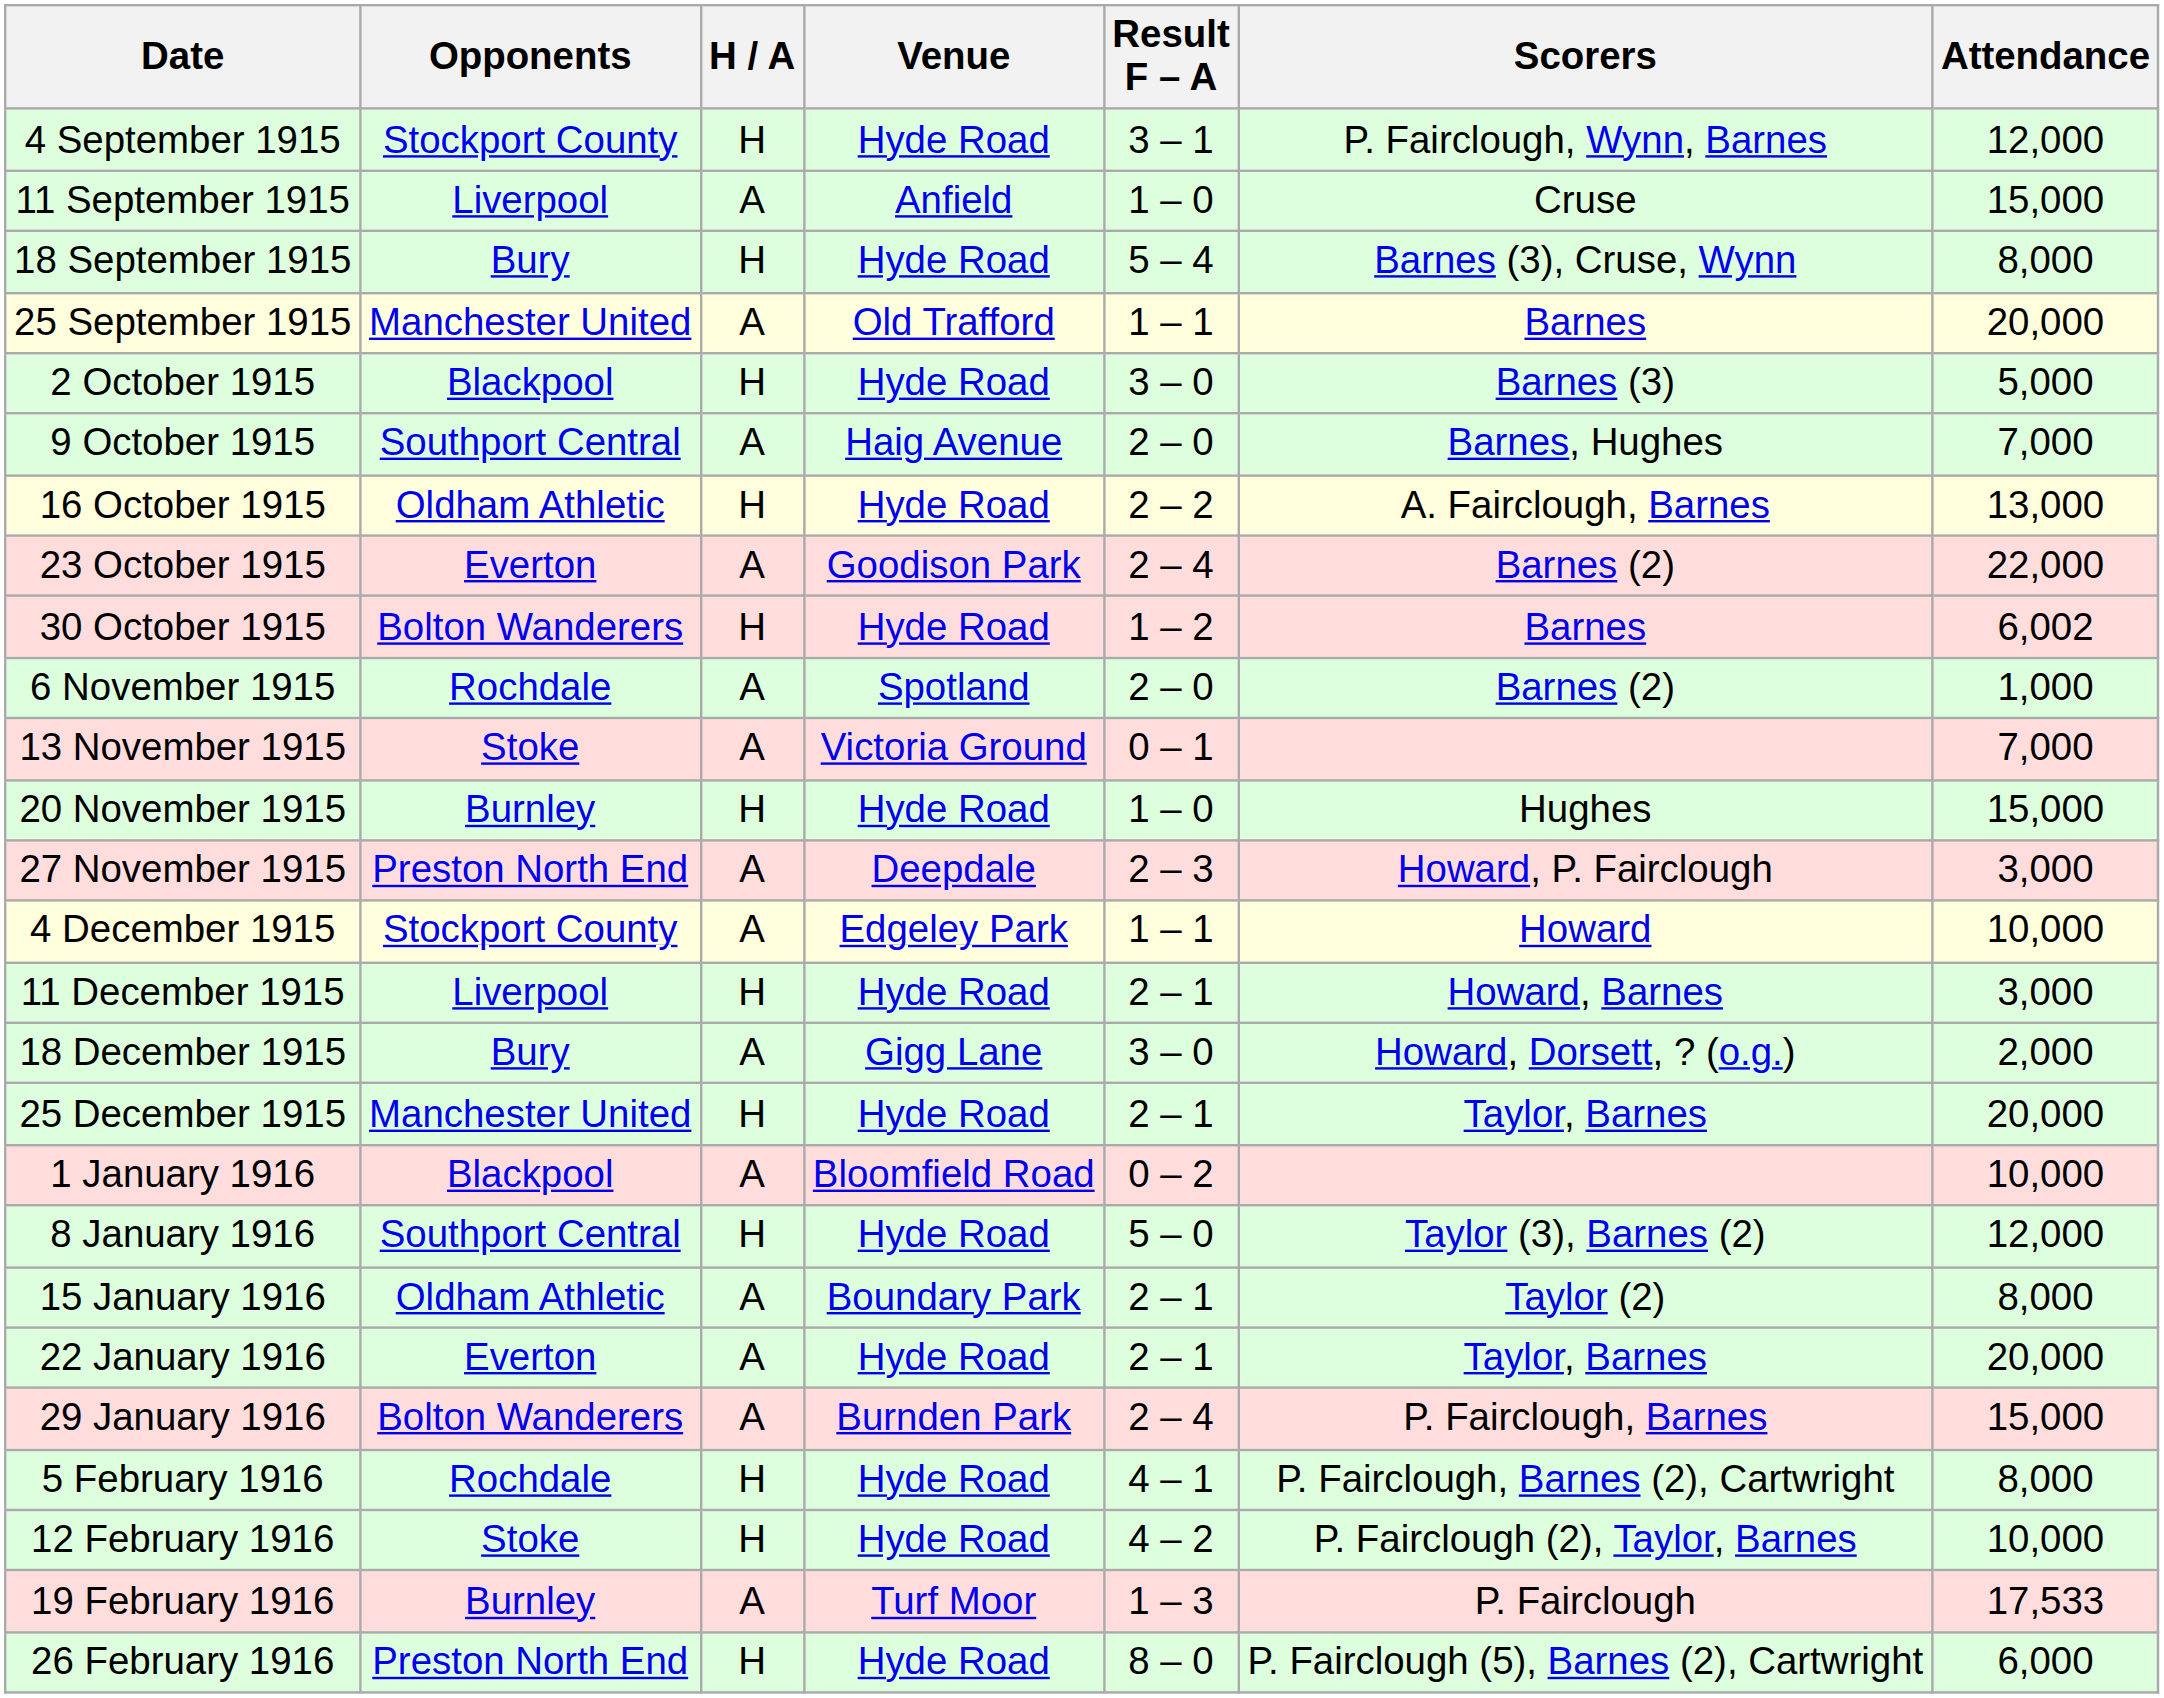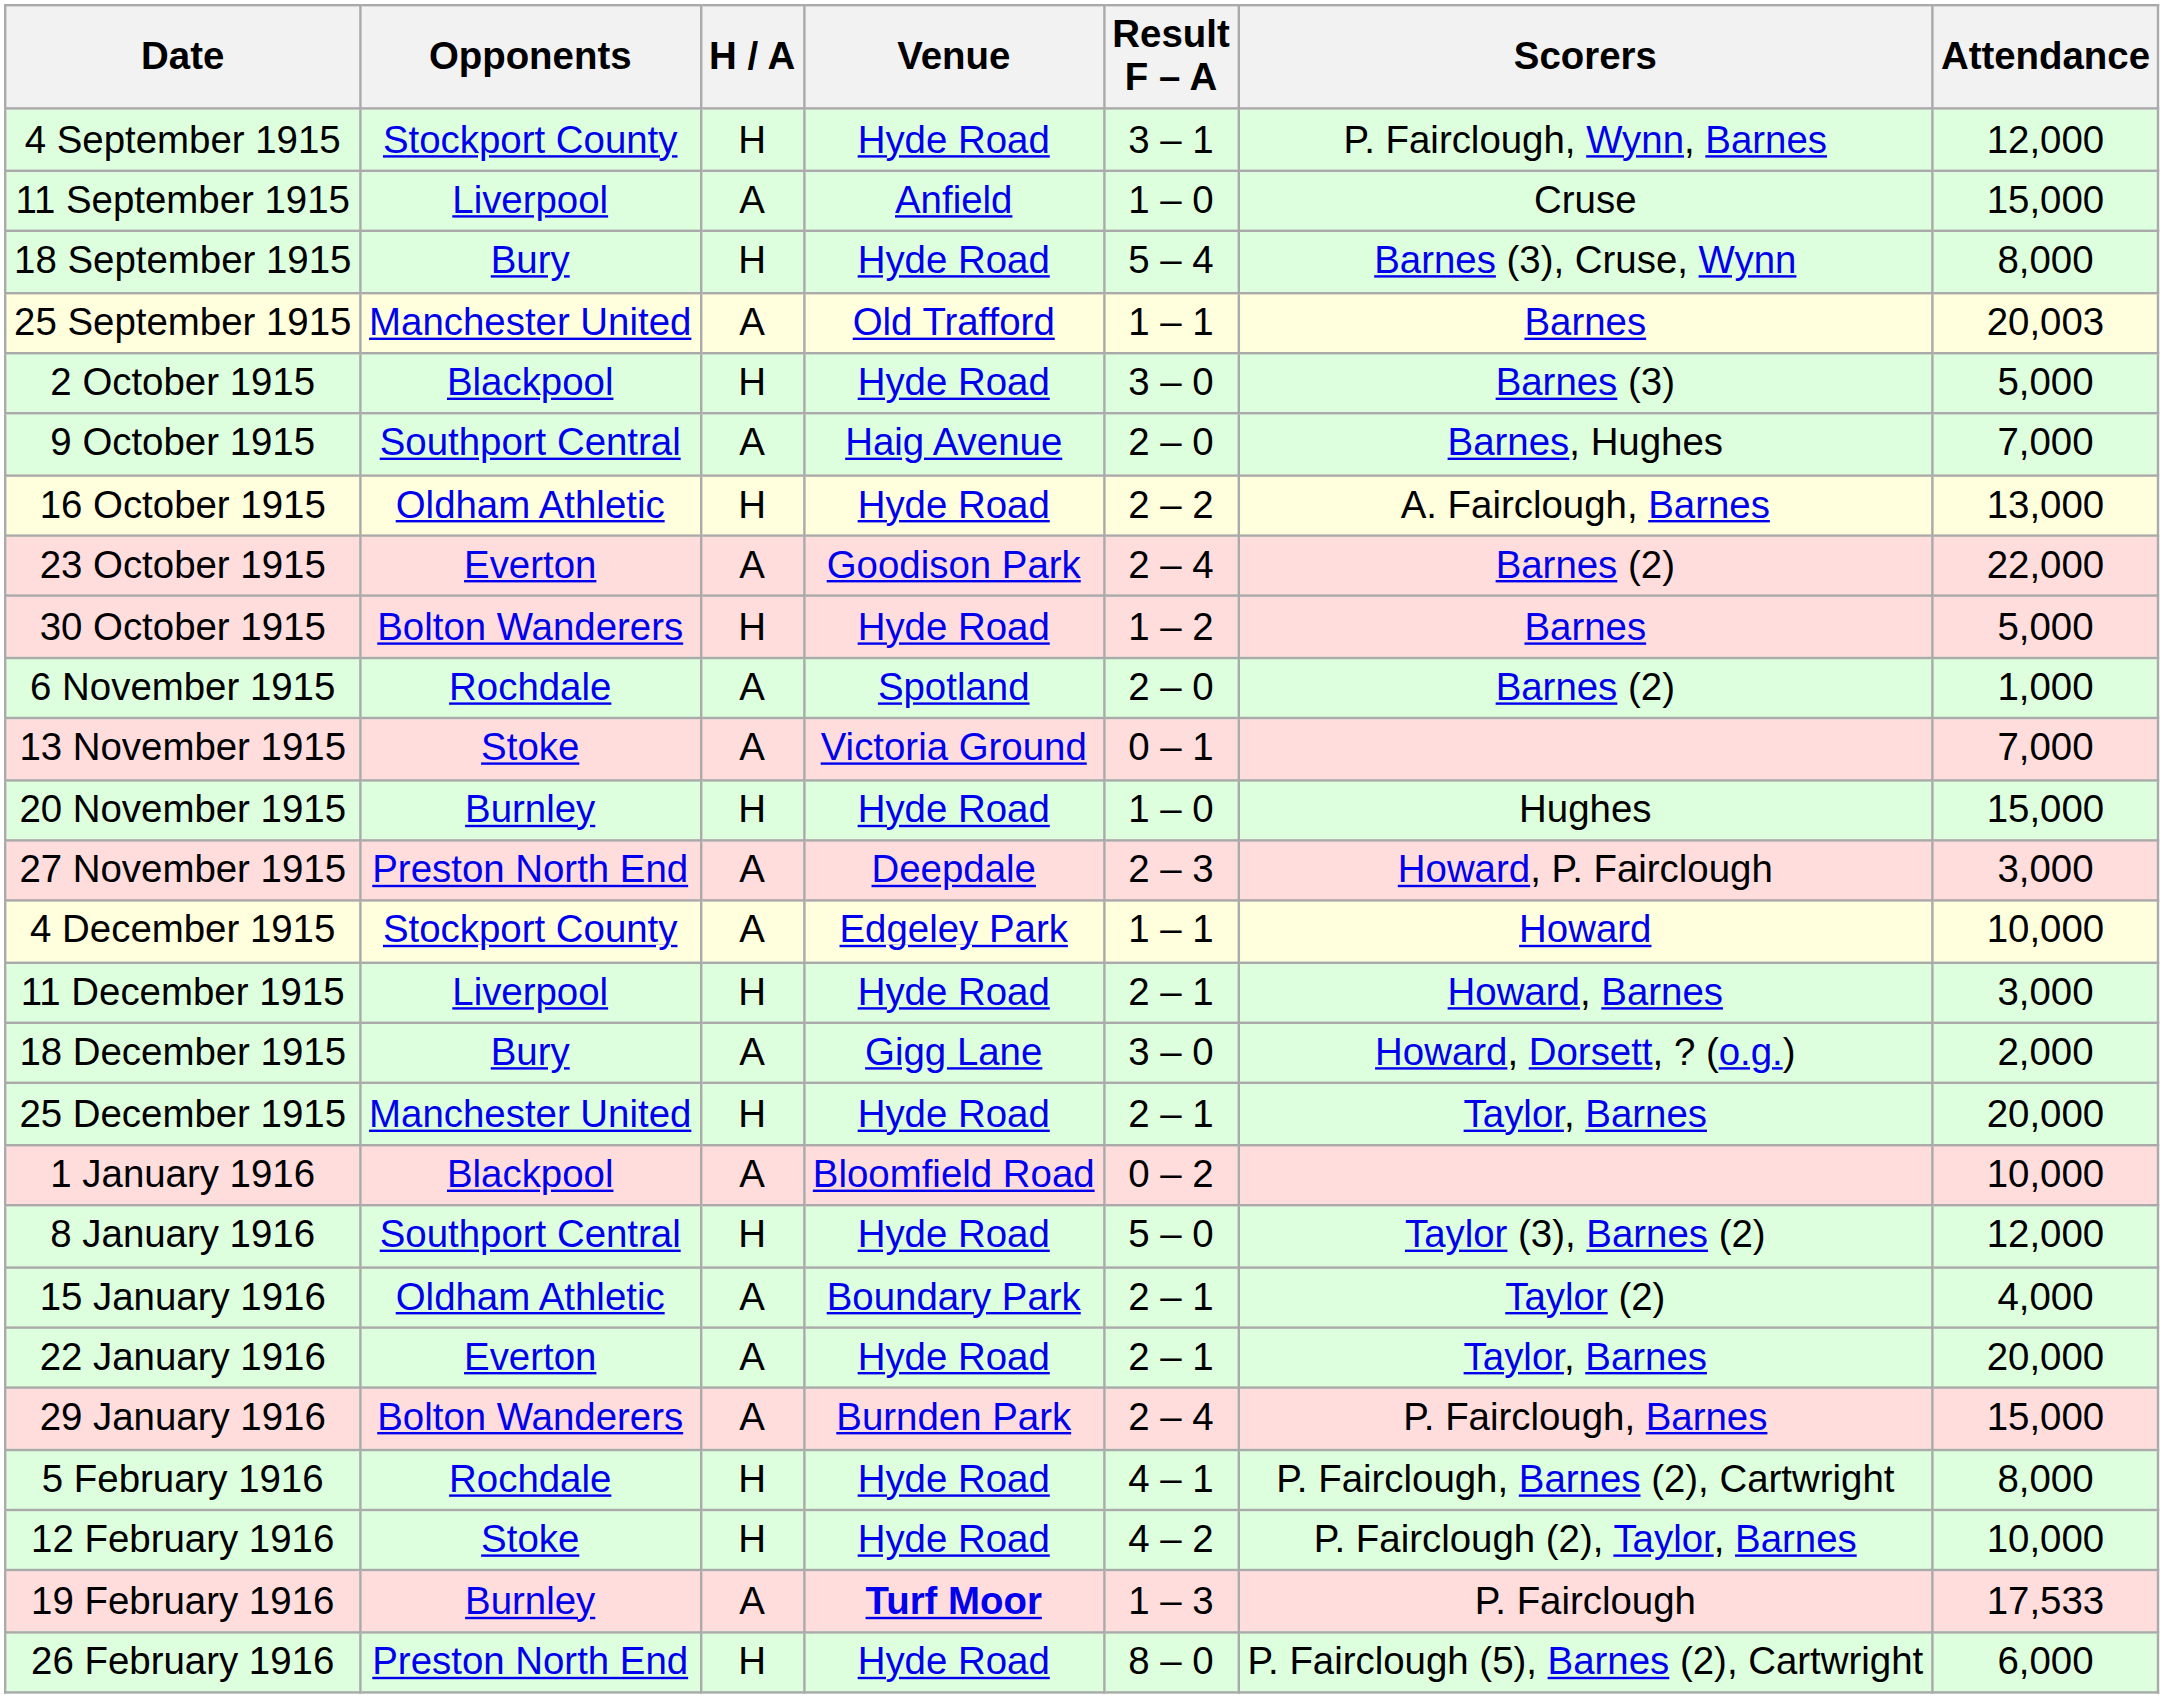(2045, 321) 20,000 -> (2045, 321) 20,003
(2045, 626) 6,002 -> (2045, 626) 5,000
(2045, 1296) 8,000 -> (2045, 1296) 4,000
(954, 1600) normal -> (954, 1600) bold
